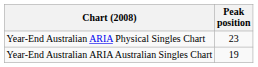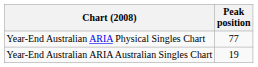(234, 39) 23 -> (234, 39) 77
